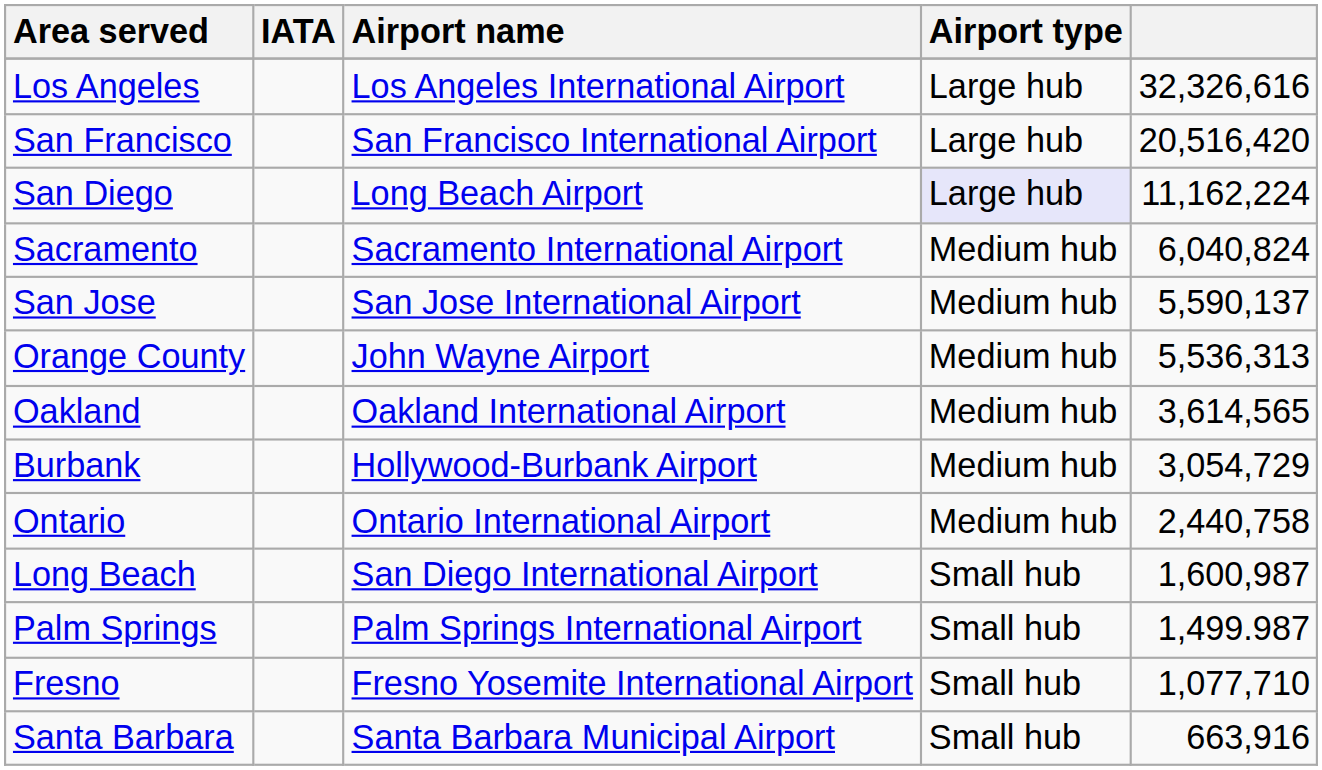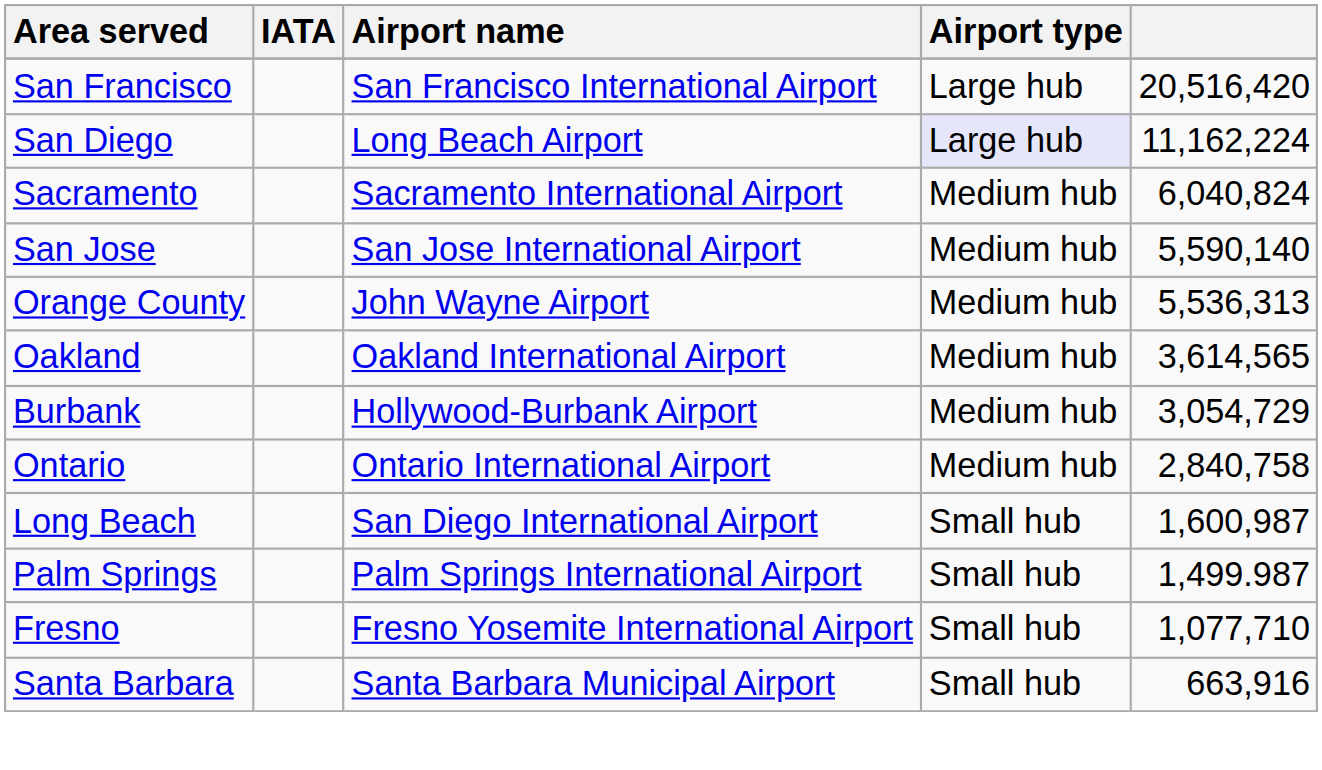- row: (106, 85)
(1234, 303) 5,590,137 -> (1234, 248) 5,590,140
(1234, 520) 2,440,758 -> (1234, 466) 2,840,758
